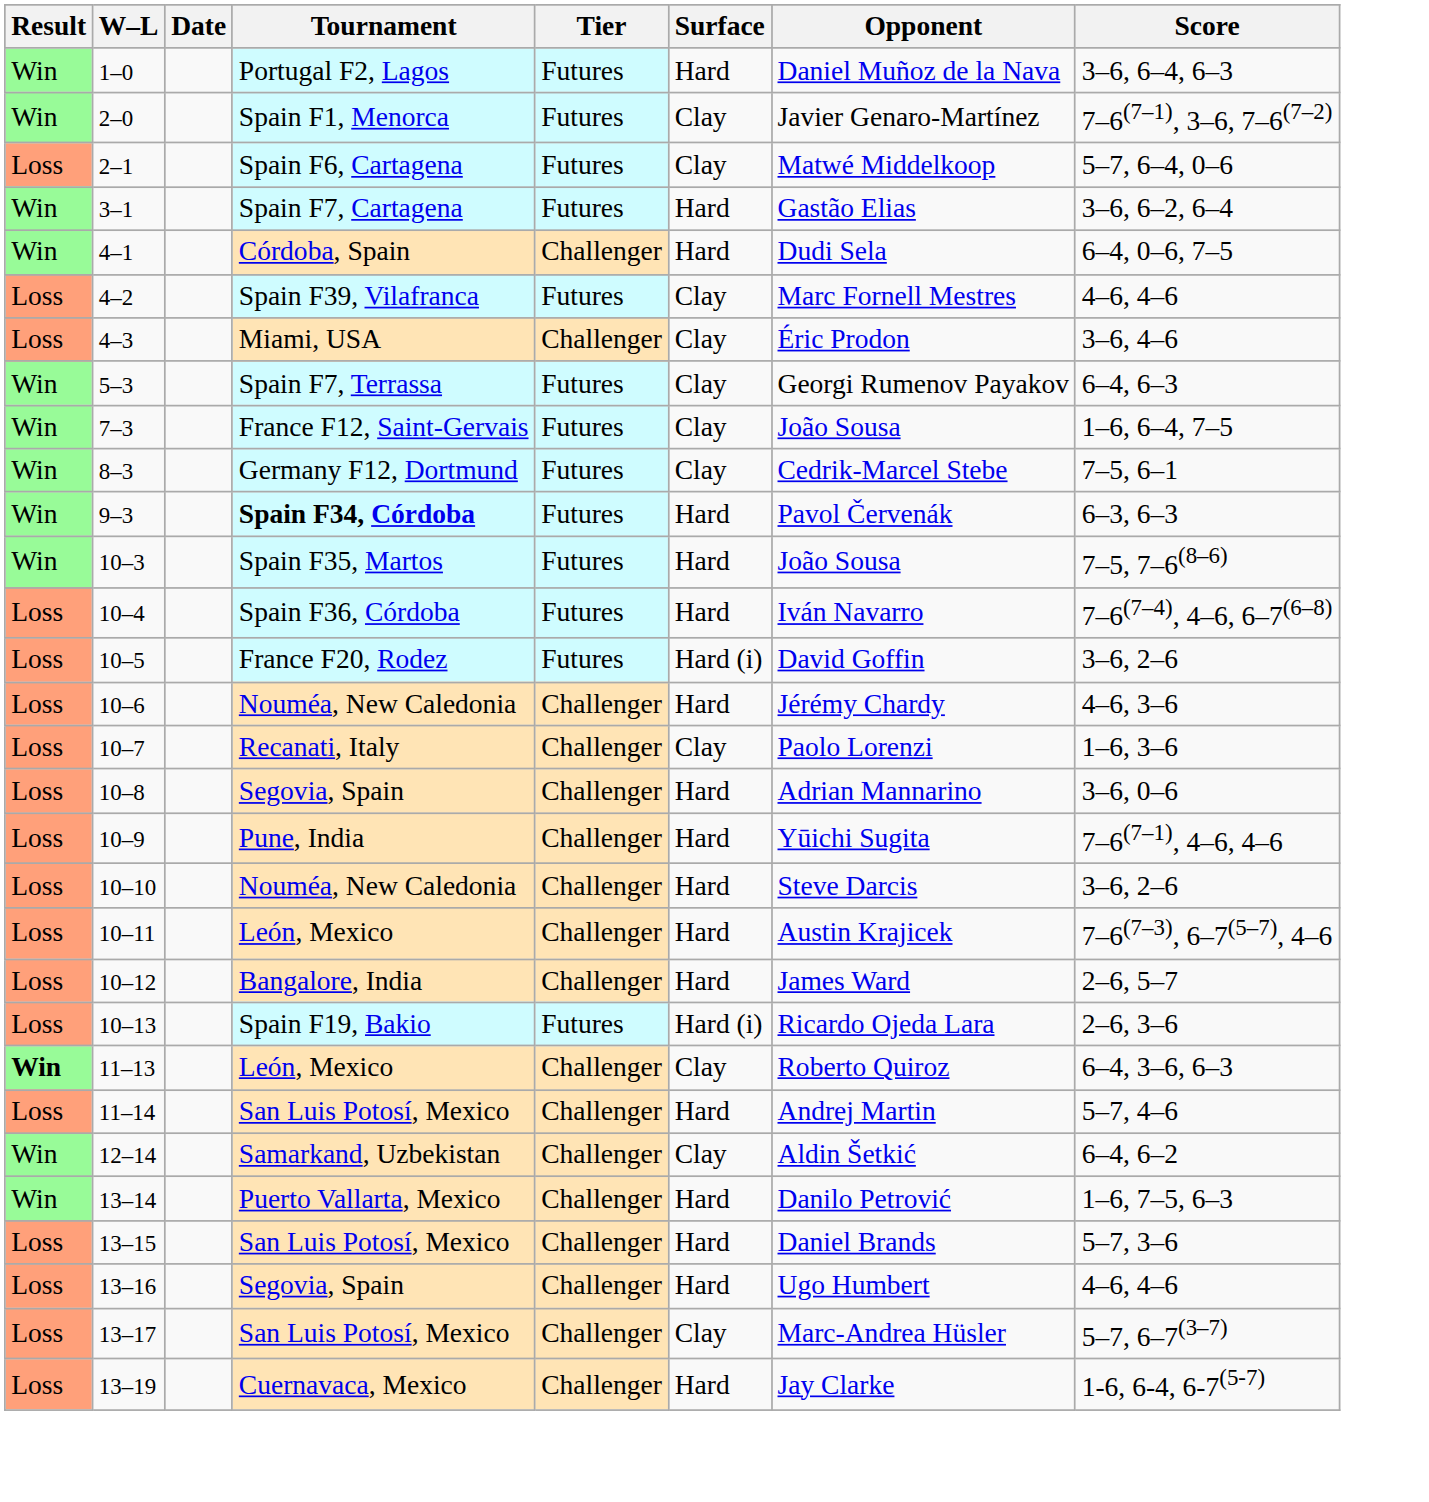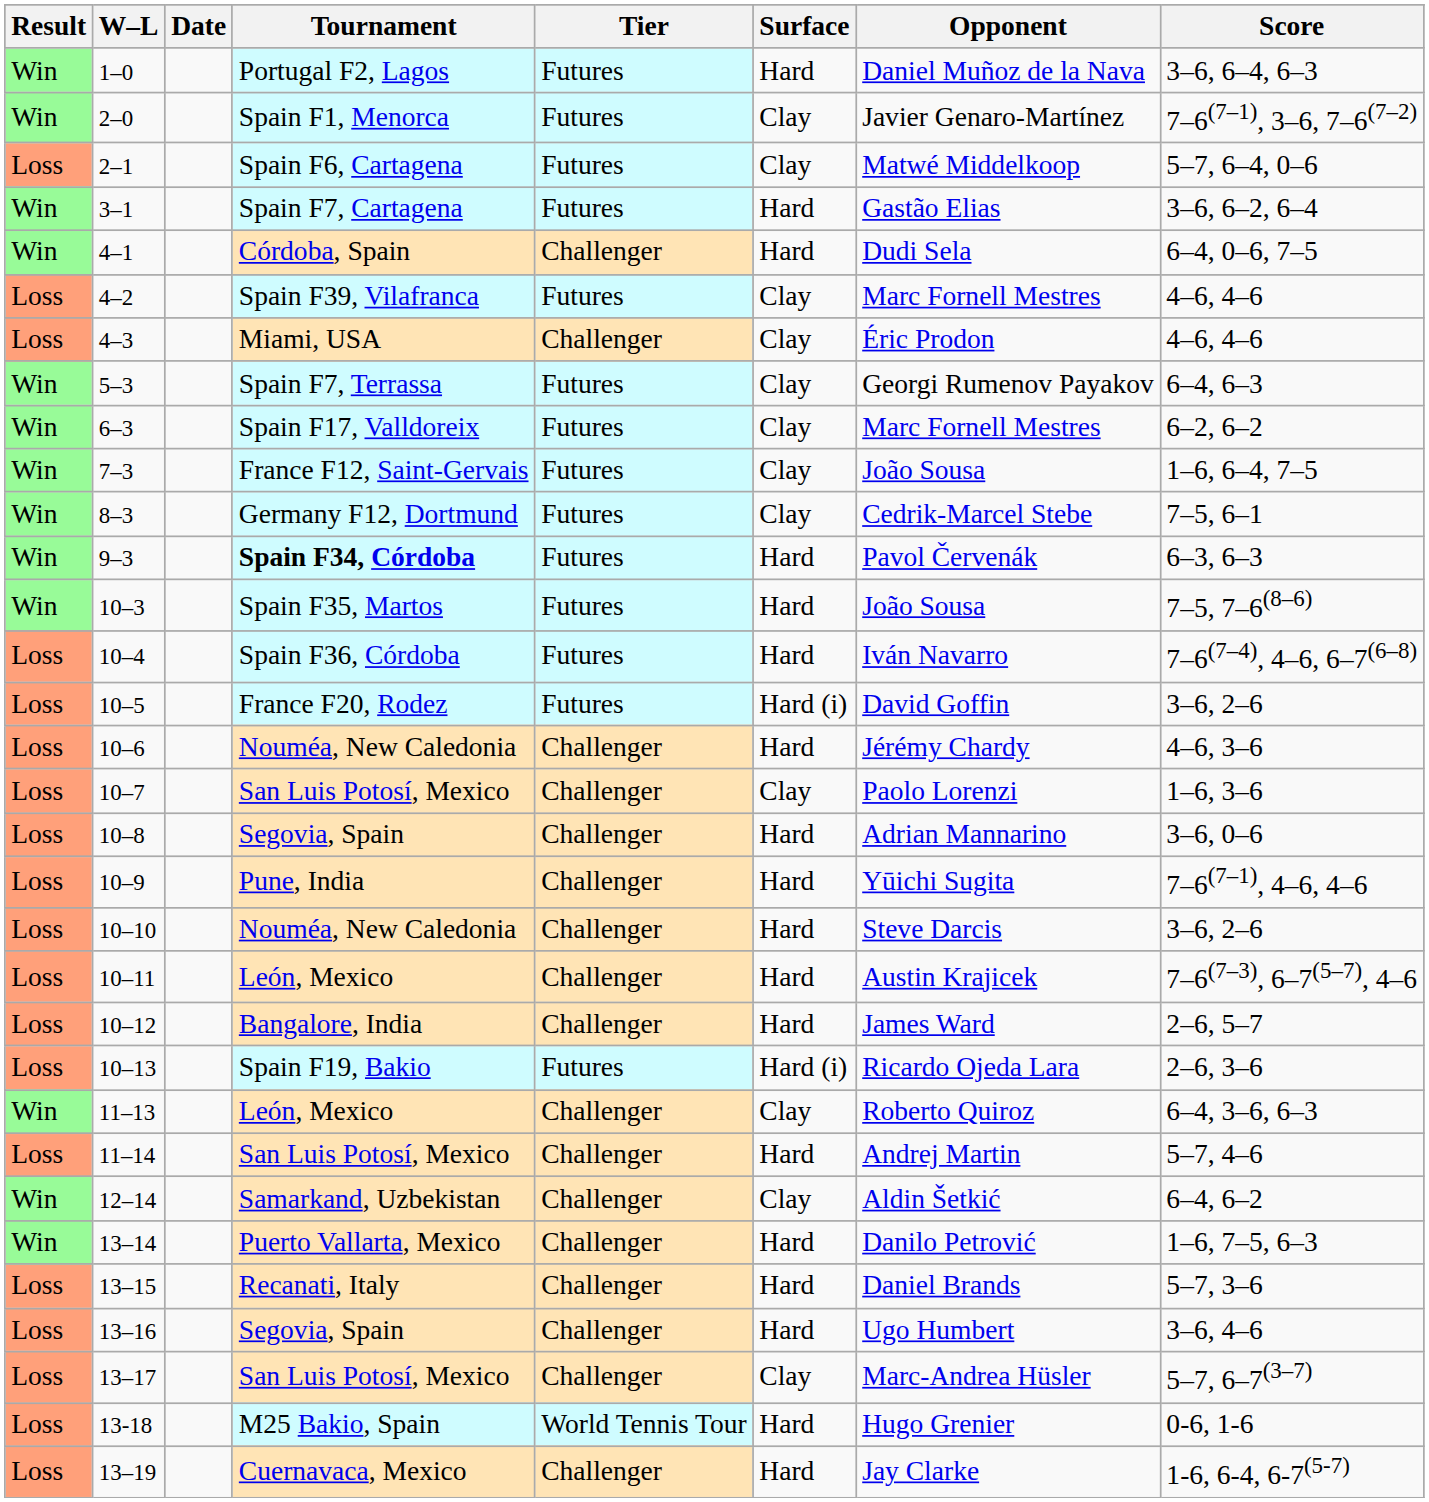(1130, 339) 3–6, 4–6 -> (1215, 339) 4–6, 4–6
+ row: (116, 428)
(319, 746) Recanati, Italy -> (374, 790) San Luis Potosí, Mexico
(36, 1067) bold -> (34, 1111) normal
(374, 1241) San Luis Potosí, Mexico -> (319, 1285) Recanati, Italy
(1130, 1285) 4–6, 4–6 -> (1215, 1329) 3–6, 4–6
+ row: (126, 1425)
